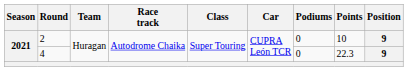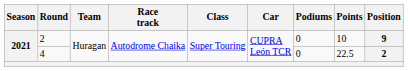(345, 54) 22.3 -> (345, 54) 22.5
(384, 54) 9 -> (384, 54) 2
